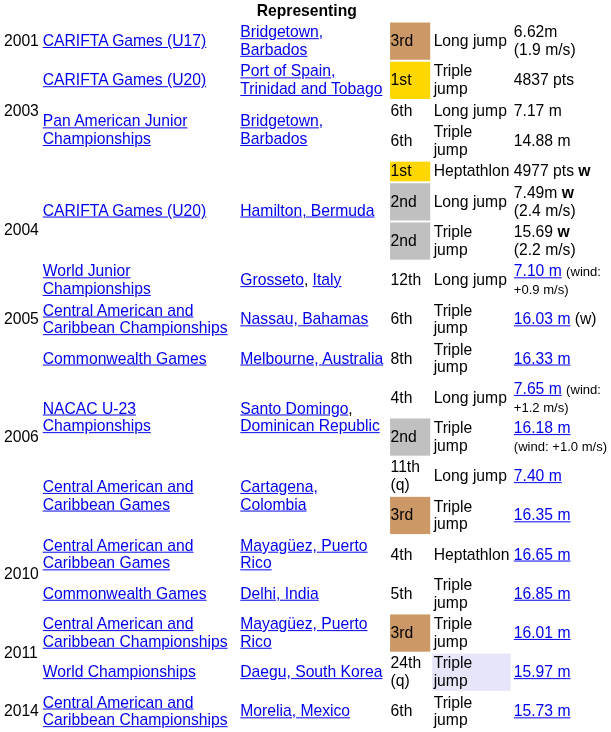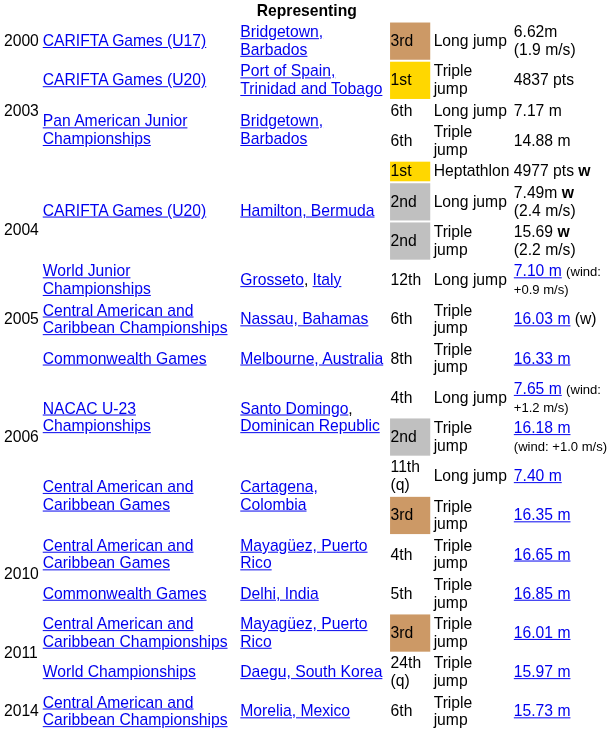(21, 41) 2001 -> (21, 41) 2000
(472, 554) Heptathlon -> (453, 554) Triple jump
(453, 672) lavender background -> (453, 672) no background
